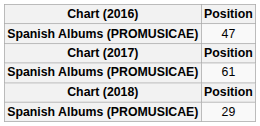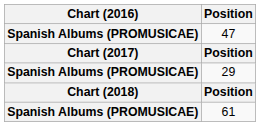rows swapped: (228, 111) <-> (228, 72)
